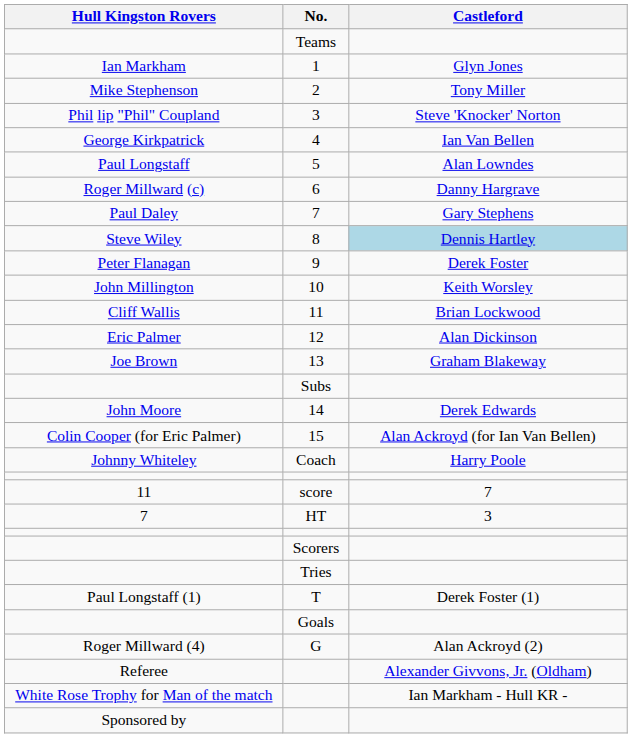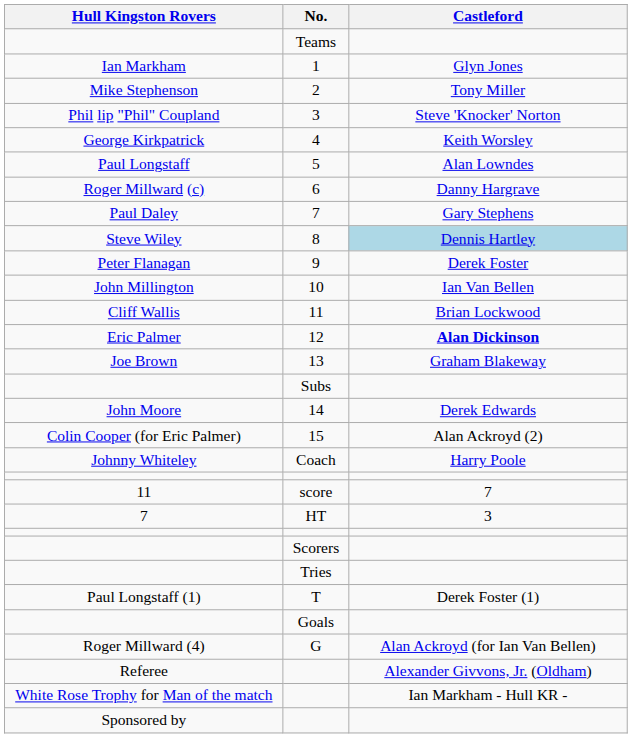(488, 139) Ian Van Bellen -> (488, 139) Keith Worsley
(488, 287) Keith Worsley -> (488, 287) Ian Van Bellen
(488, 336) normal -> (488, 336) bold
(488, 435) Alan Ackroyd (for Ian Van Bellen) -> (488, 435) Alan Ackroyd (2)
(488, 646) Alan Ackroyd (2) -> (488, 646) Alan Ackroyd (for Ian Van Bellen)
